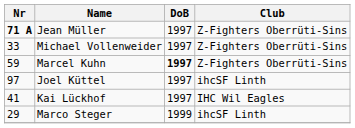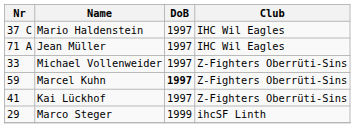+ row: (90, 30)
(19, 30) bold -> (19, 47) normal
(272, 30) Z-Fighters Oberrüti-Sins -> (241, 47) IHC Wil Eagles
- row: (71, 81)
(241, 98) IHC Wil Eagles -> (272, 98) Z-Fighters Oberrüti-Sins
